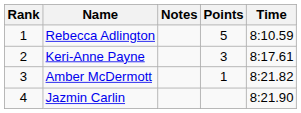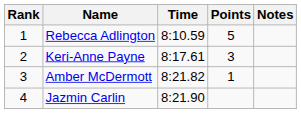columns swapped: (272, 14) <-> (179, 14)
